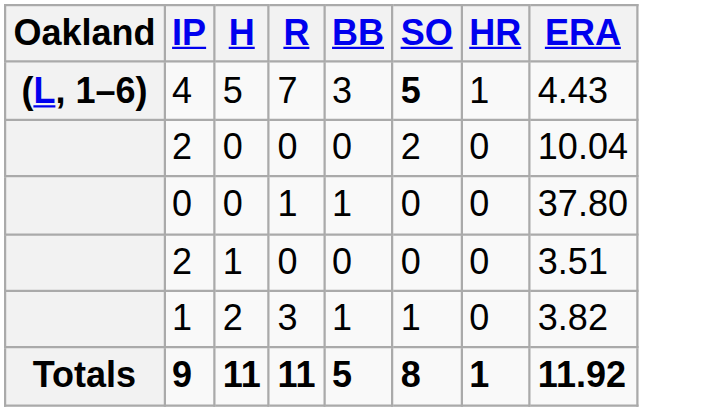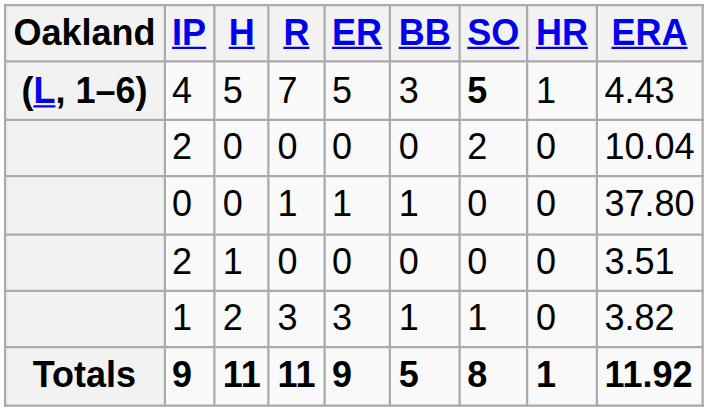+ column: (357, 33)
